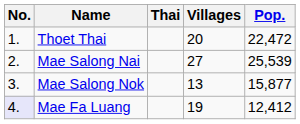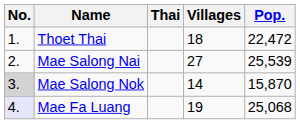(195, 38) 20 -> (195, 38) 18
(14, 84) no background -> (14, 84) lightgrey background
(195, 84) 13 -> (195, 84) 14
(270, 84) 15,877 -> (270, 84) 15,870
(270, 107) 12,412 -> (270, 107) 25,068
